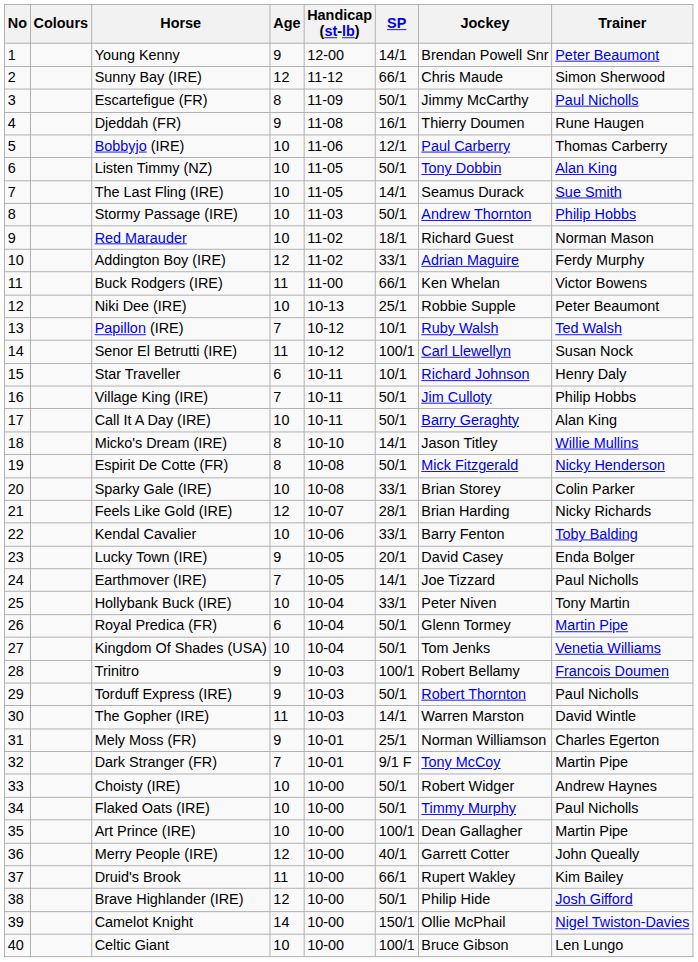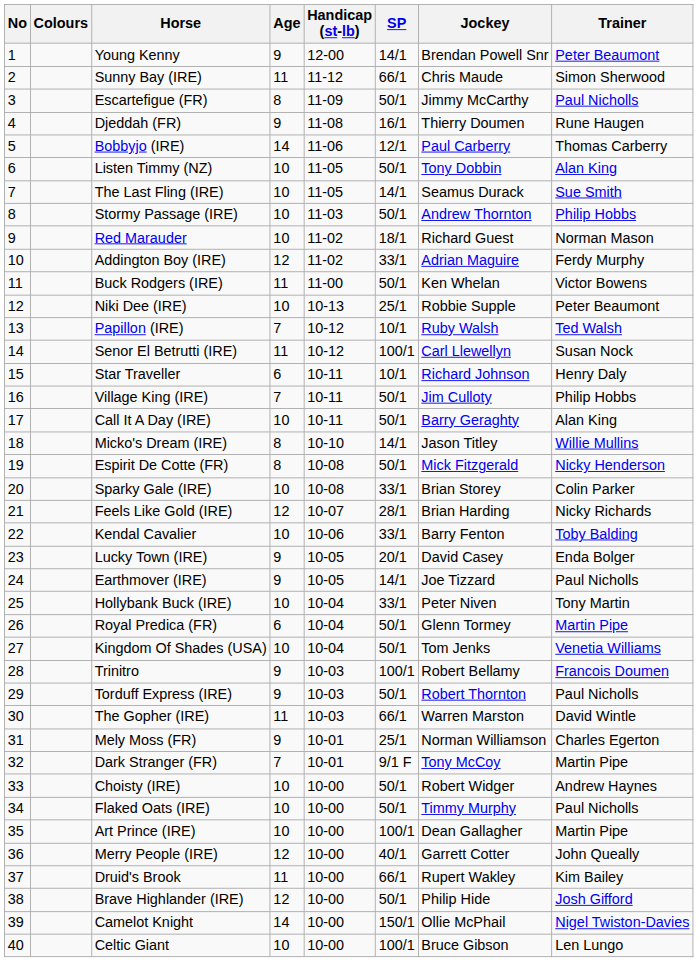(281, 77) 12 -> (281, 77) 11
(281, 146) 10 -> (281, 146) 14
(393, 283) 66/1 -> (393, 283) 50/1
(277, 580) 7 -> (277, 580) 9
(393, 717) 14/1 -> (393, 717) 66/1
